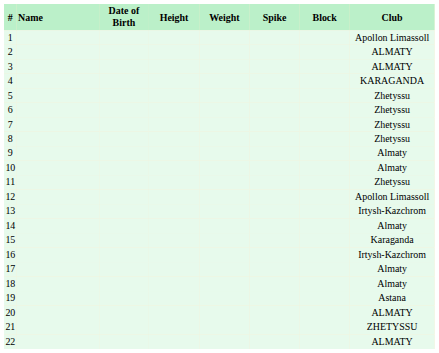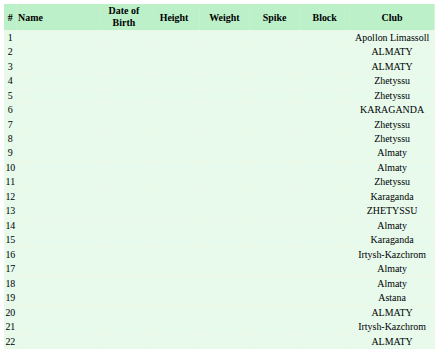(392, 81) KARAGANDA -> (392, 81) Zhetyssu
(392, 110) Zhetyssu -> (392, 110) KARAGANDA
(392, 197) Apollon Limassoll -> (392, 197) Karaganda
(392, 211) Irtysh-Kazchrom -> (392, 211) ZHETYSSU
(392, 327) ZHETYSSU -> (392, 327) Irtysh-Kazchrom
